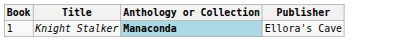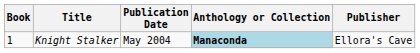+ column: (156, 18)
